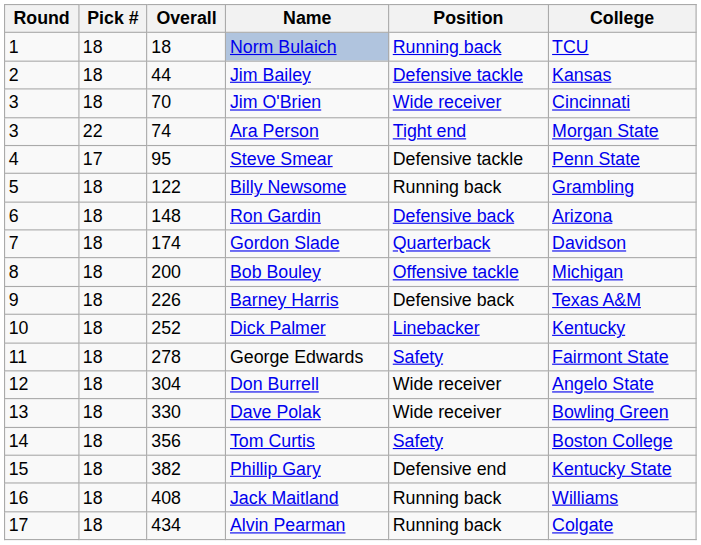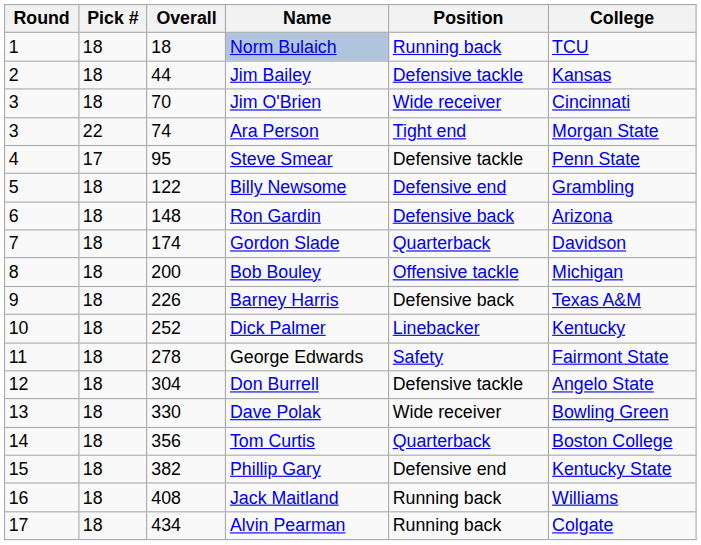(447, 187) Running back -> (450, 187) Defensive end
(447, 384) Wide receiver -> (458, 384) Defensive tackle
(418, 441) Safety -> (442, 441) Quarterback
